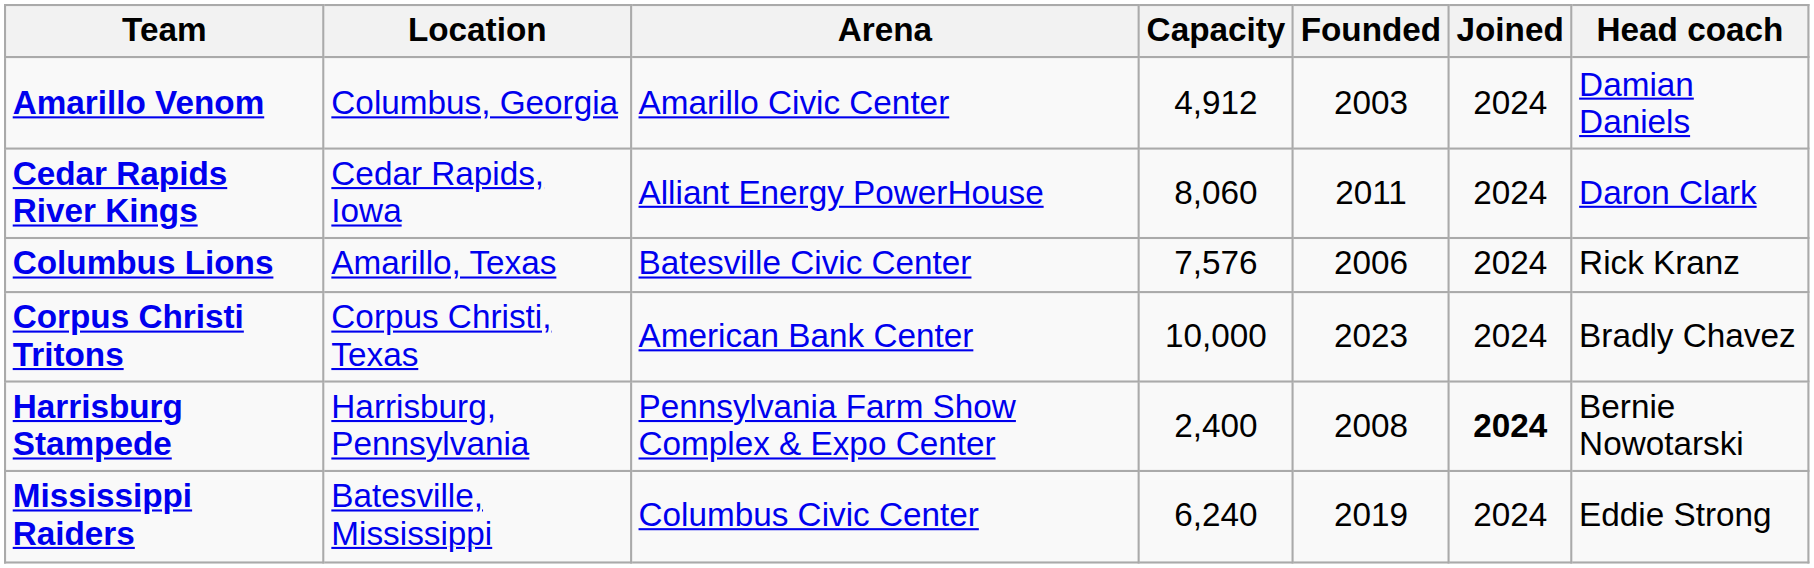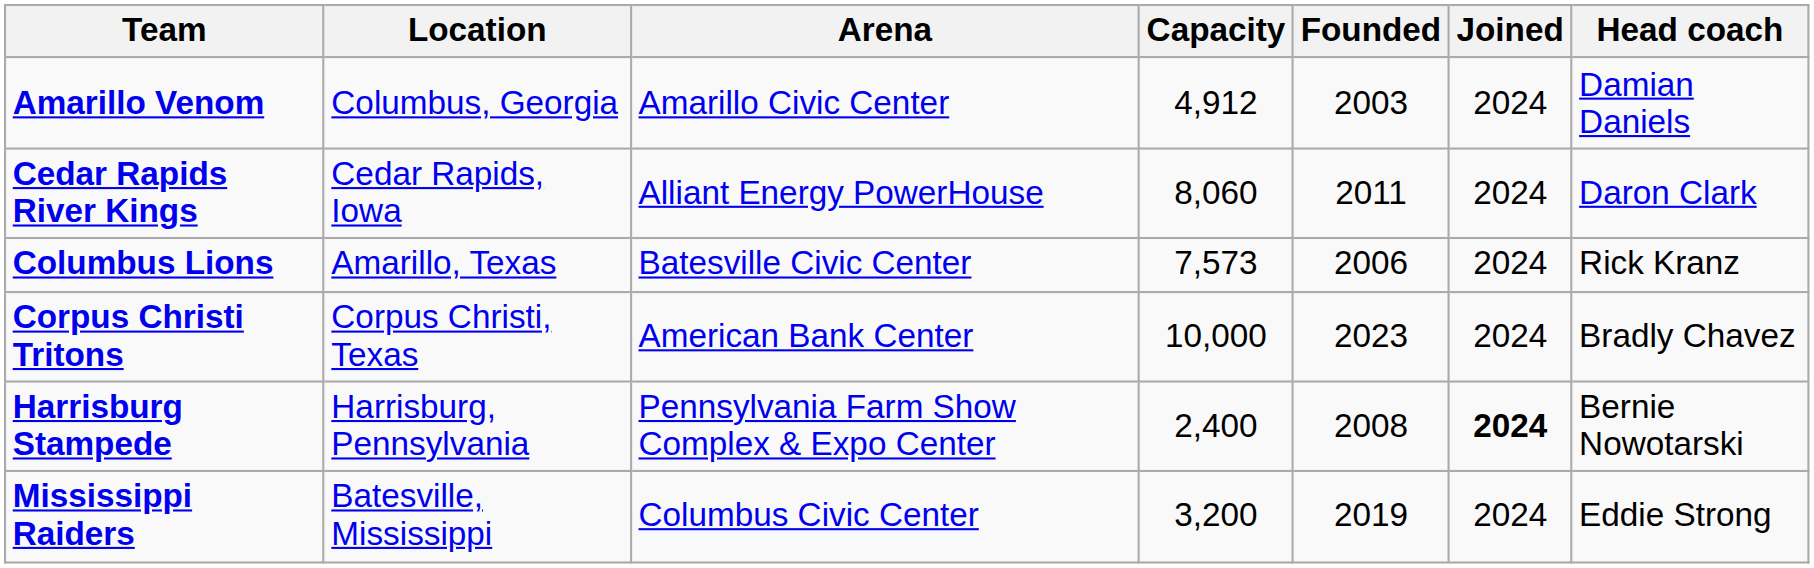(1216, 264) 7,576 -> (1216, 264) 7,573
(1216, 516) 6,240 -> (1216, 516) 3,200
